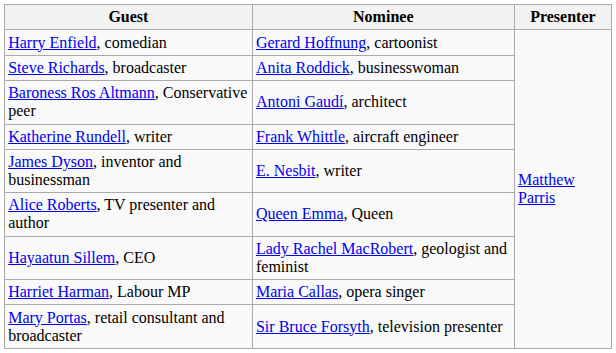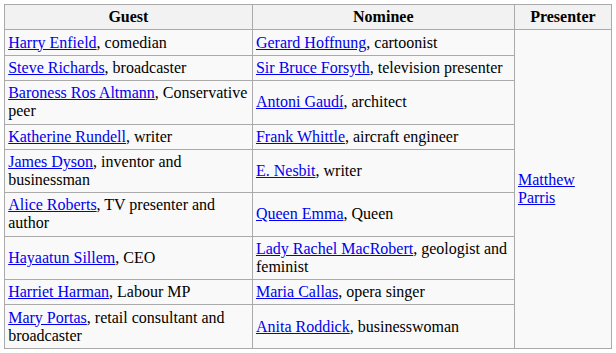(358, 67) Anita Roddick, businesswoman -> (379, 67) Sir Bruce Forsyth, television presenter
(379, 326) Sir Bruce Forsyth, television presenter -> (358, 326) Anita Roddick, businesswoman
